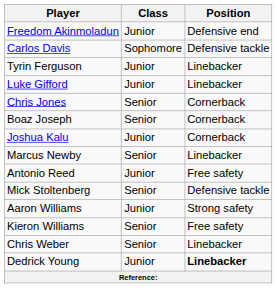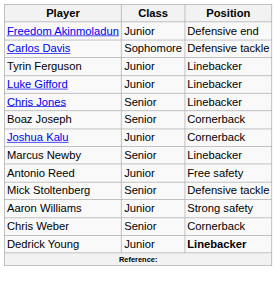(216, 102) Cornerback -> (215, 102) Linebacker
- row: (46, 226)
(215, 244) Linebacker -> (216, 226) Cornerback
